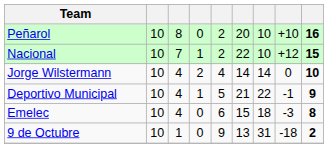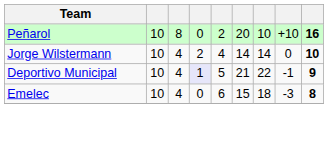- row: (32, 53)
(200, 93) no background -> (200, 73) lavender background
- row: (43, 133)
